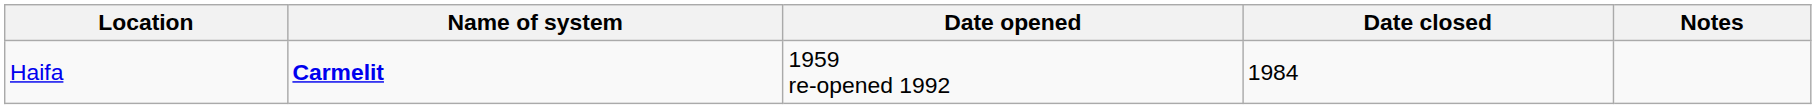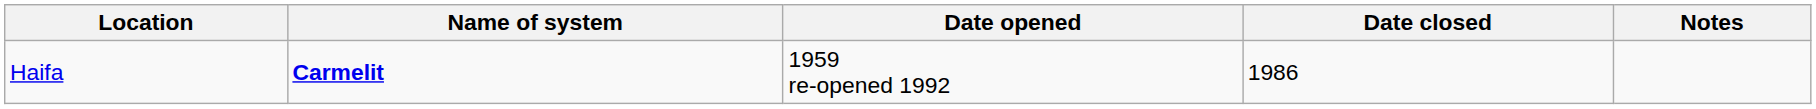(1273, 71) 1984 -> (1273, 71) 1986
